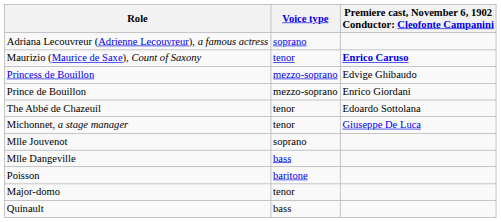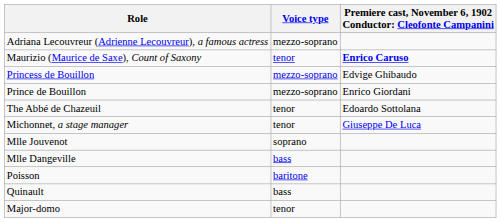(290, 41) soprano -> (305, 41) mezzo-soprano
rows swapped: (25, 208) <-> (33, 192)
